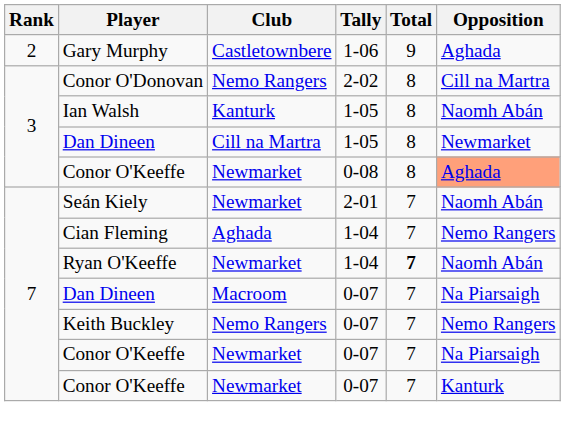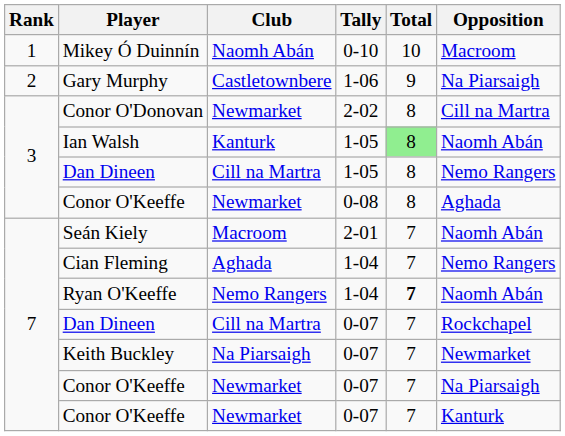+ row: (131, 50)
(471, 50) Aghada -> (490, 80) Na Piarsaigh
(269, 80) Nemo Rangers -> (257, 111) Newmarket
(411, 111) no background -> (411, 141) lightgreen background
(486, 141) Newmarket -> (498, 171) Nemo Rangers
(471, 171) lightsalmon background -> (471, 202) no background
(257, 202) Newmarket -> (249, 232) Macroom
(257, 263) Newmarket -> (269, 293) Nemo Rangers
(249, 293) Macroom -> (266, 324) Cill na Martra
(490, 293) Na Piarsaigh -> (486, 324) Rockchapel
(269, 324) Nemo Rangers -> (261, 354) Na Piarsaigh
(498, 324) Nemo Rangers -> (486, 354) Newmarket
